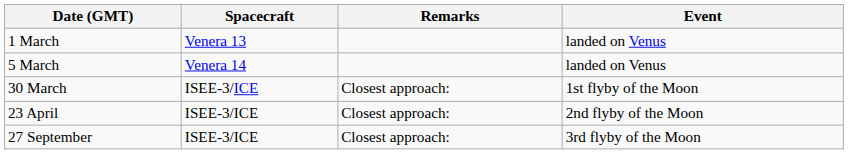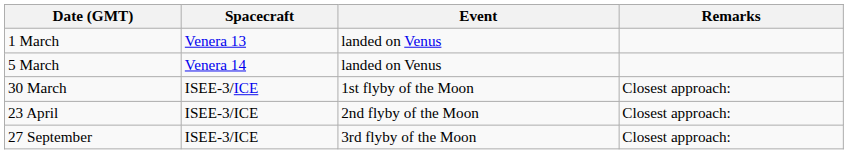columns swapped: (703, 16) <-> (450, 16)
